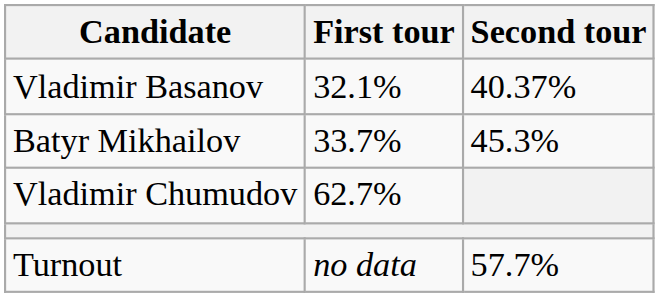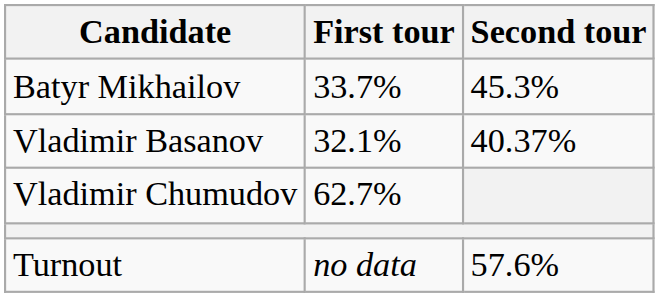rows swapped: (127, 140) <-> (138, 85)
(515, 264) 57.7% -> (515, 264) 57.6%
